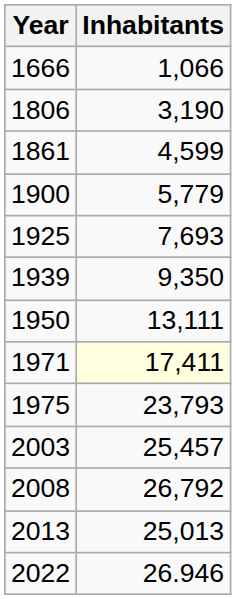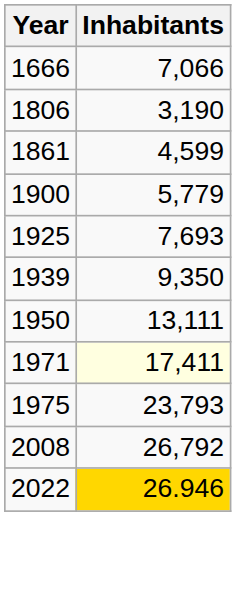(191, 67) 1,066 -> (191, 67) 7,066
- row: (40, 446)
- row: (40, 531)
(183, 573) no background -> (183, 488) gold background
